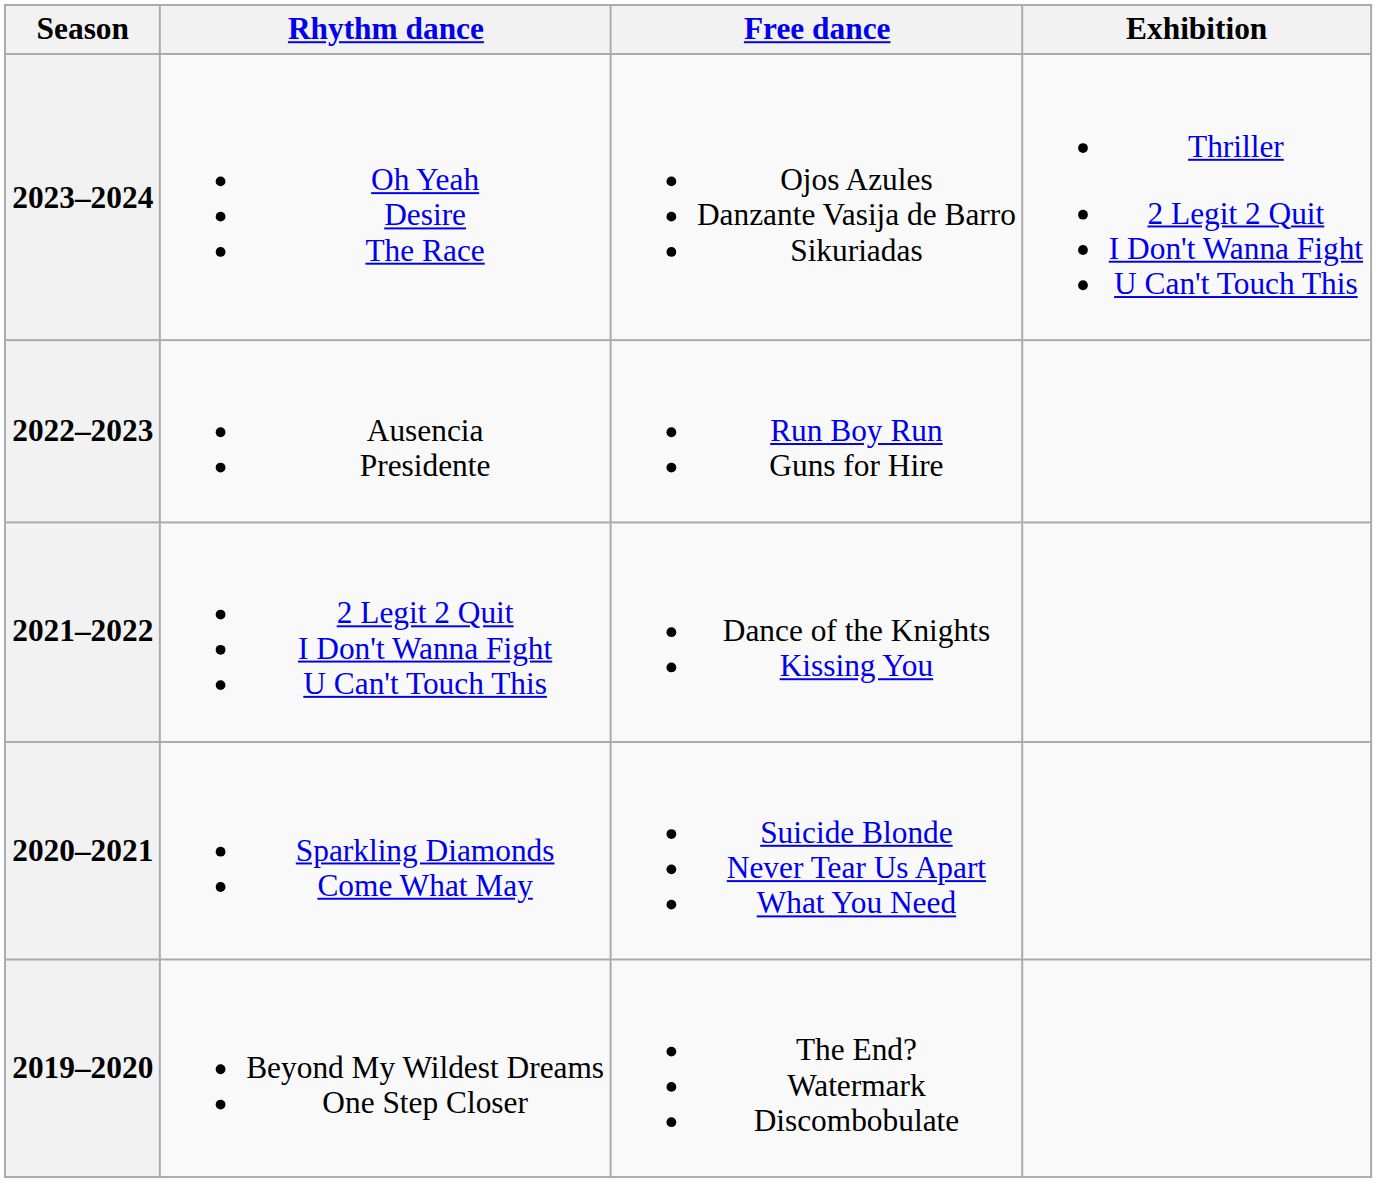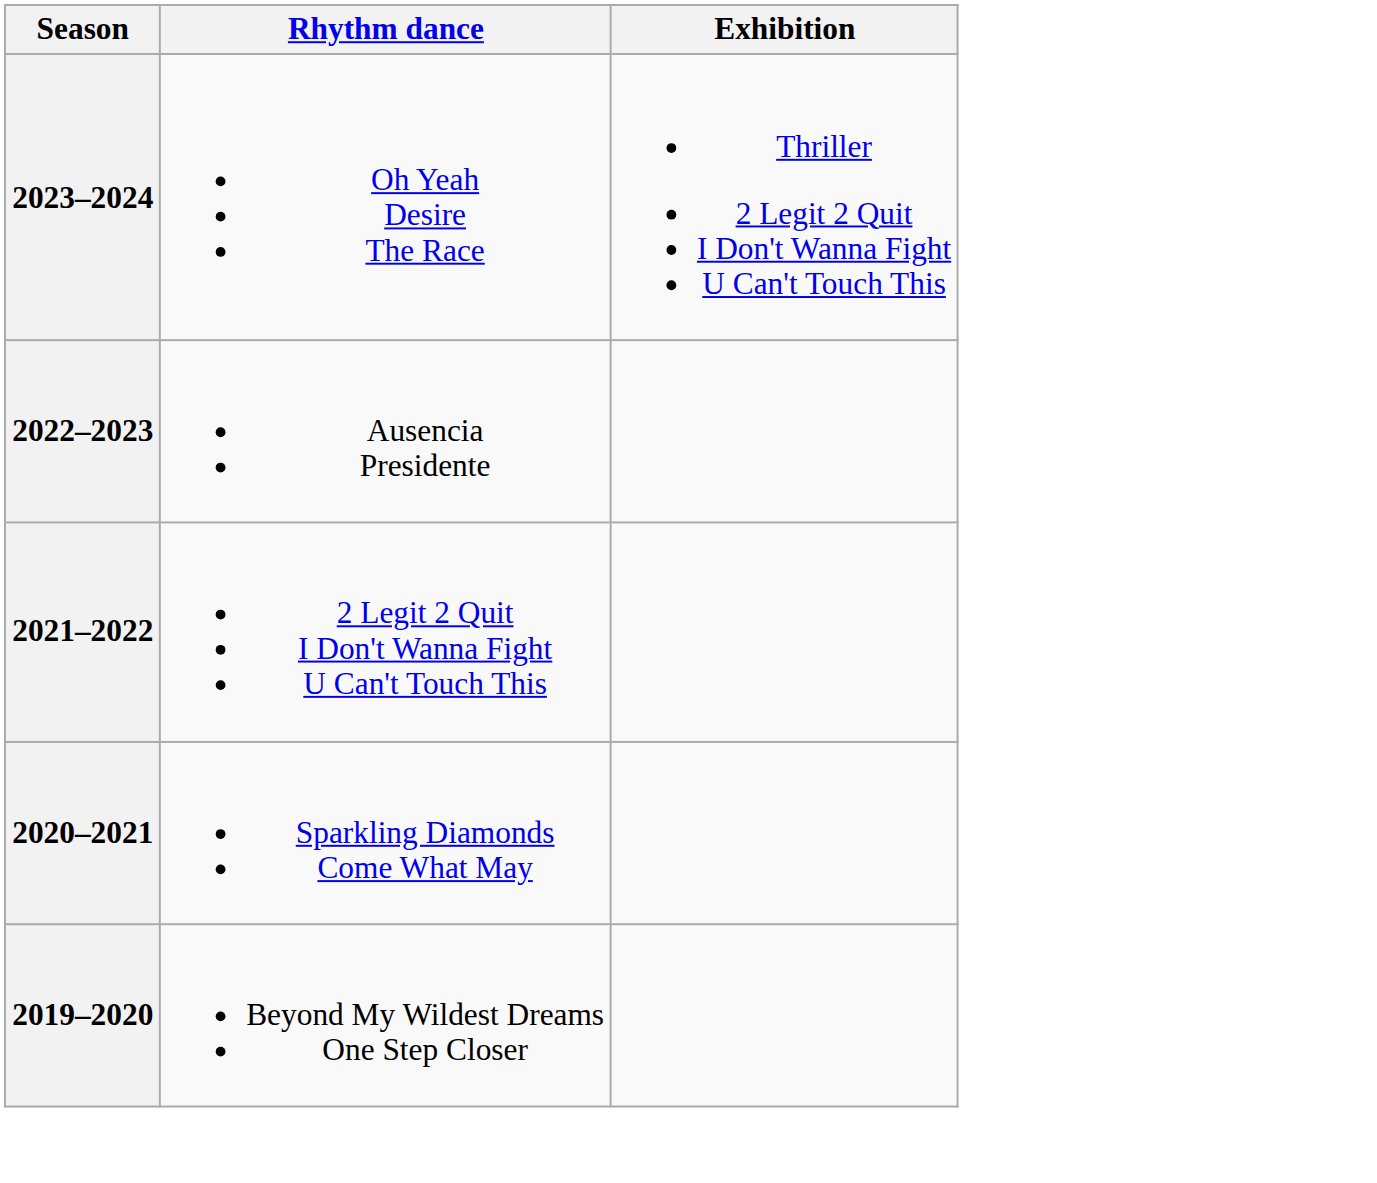- column: (817, 29)
